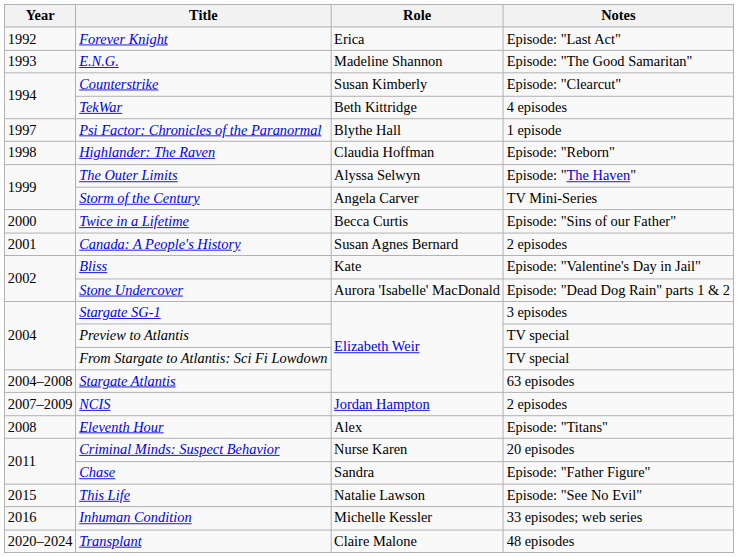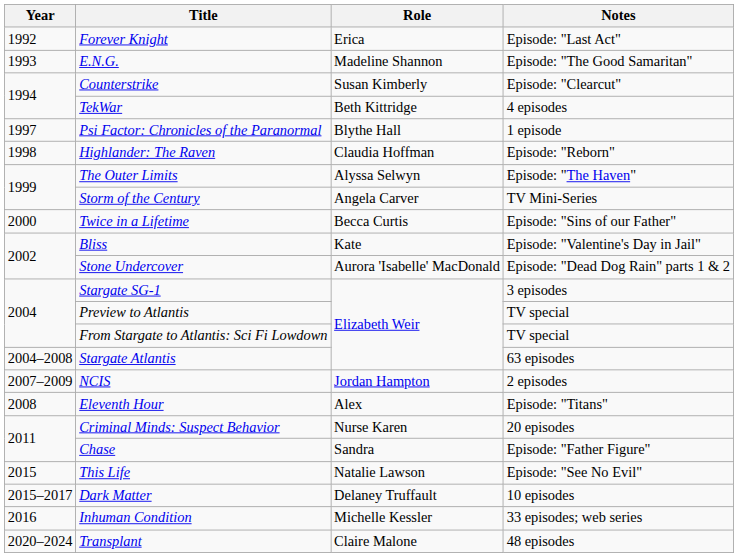- row: (160, 244)
+ row: (115, 495)
